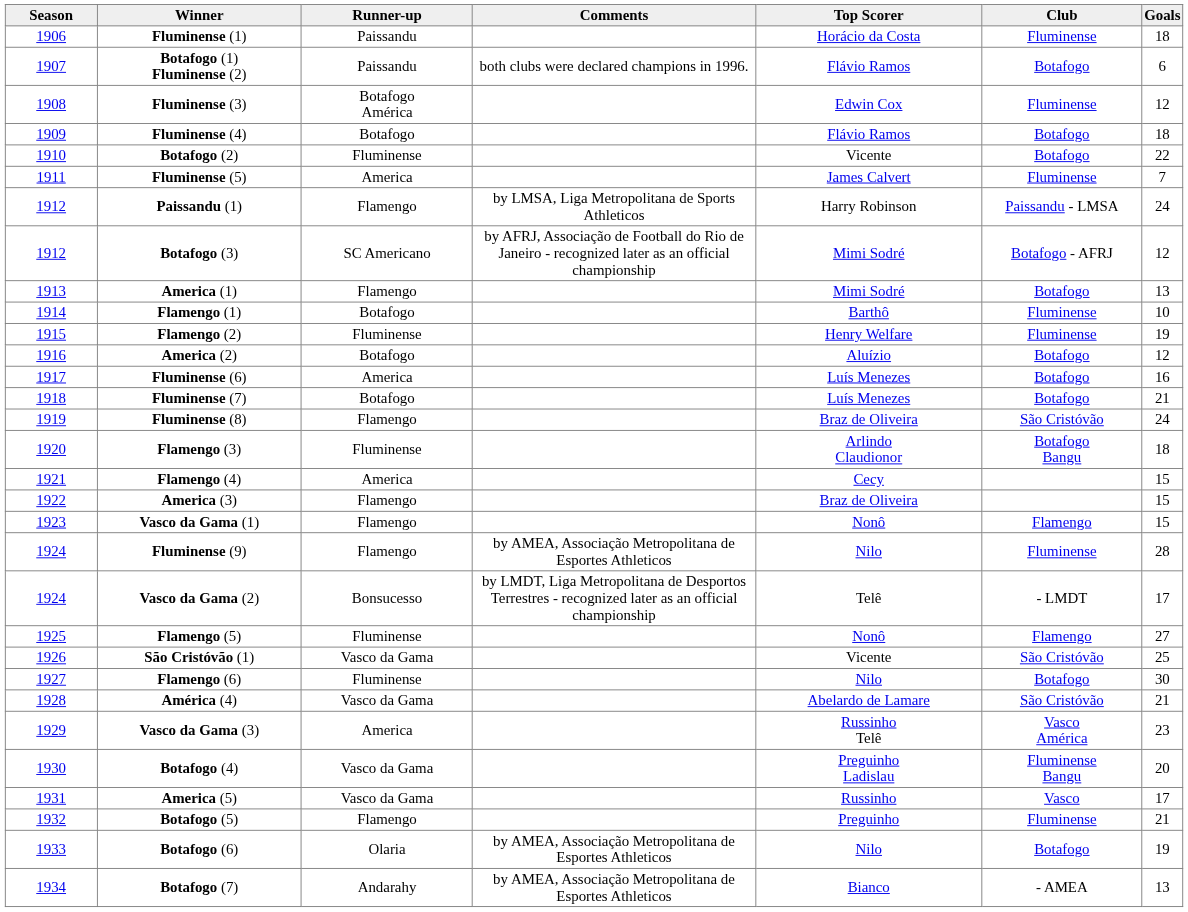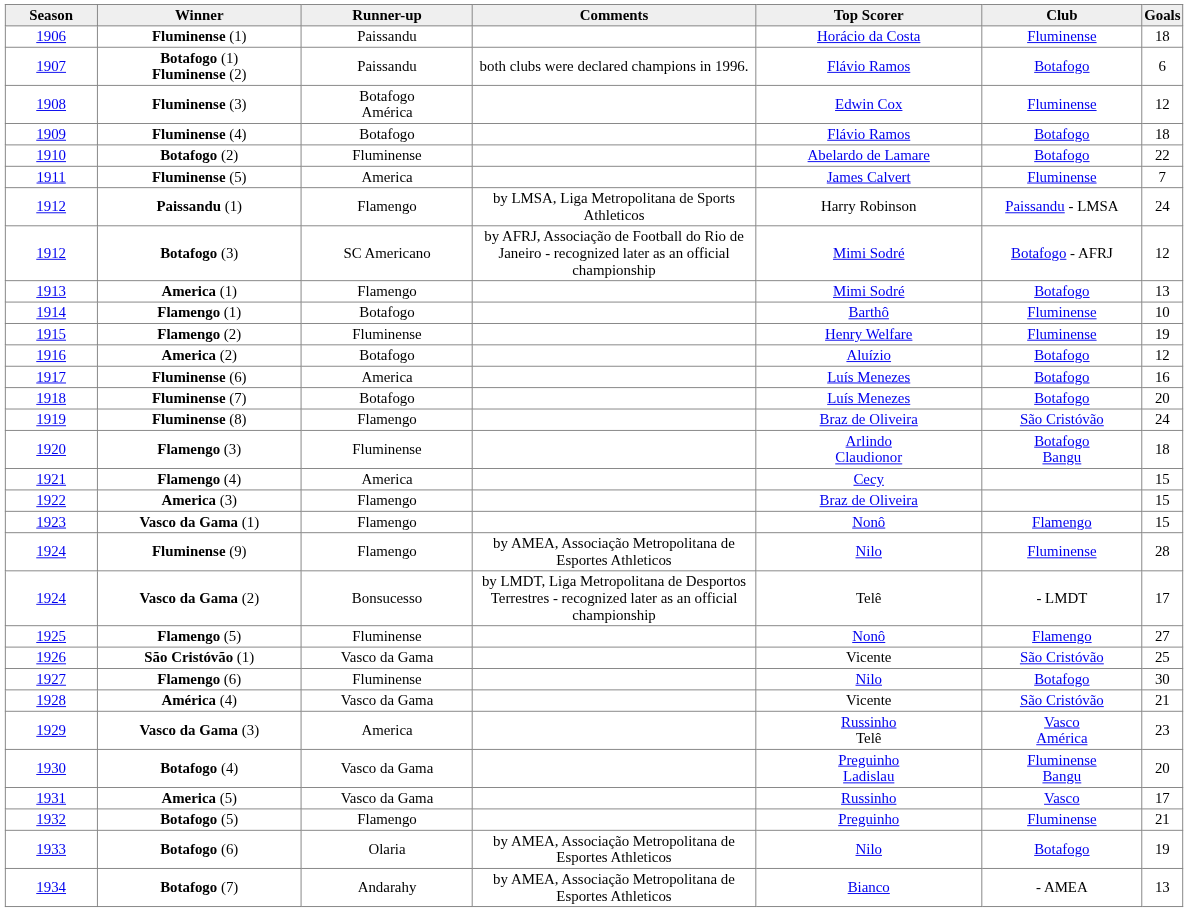(869, 155) Vicente -> (869, 155) Abelardo de Lamare
(1162, 398) 21 -> (1162, 398) 20
(869, 700) Abelardo de Lamare -> (869, 700) Vicente
